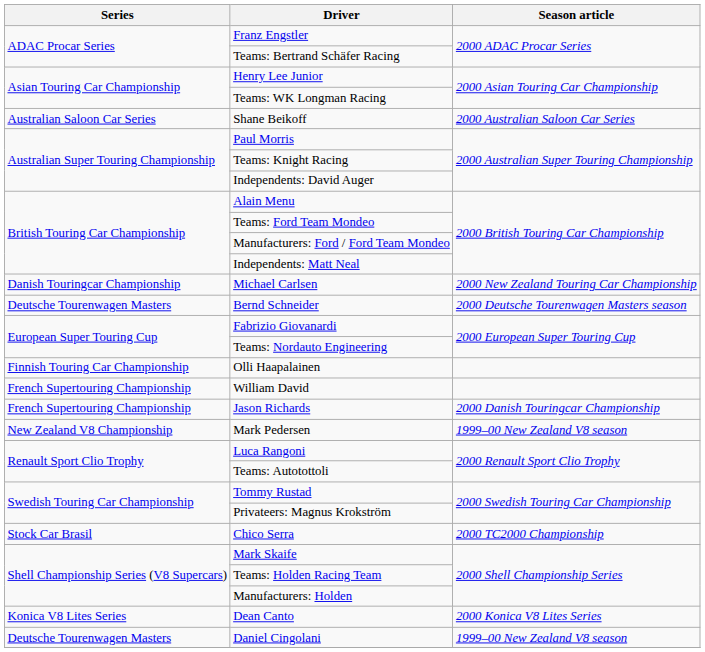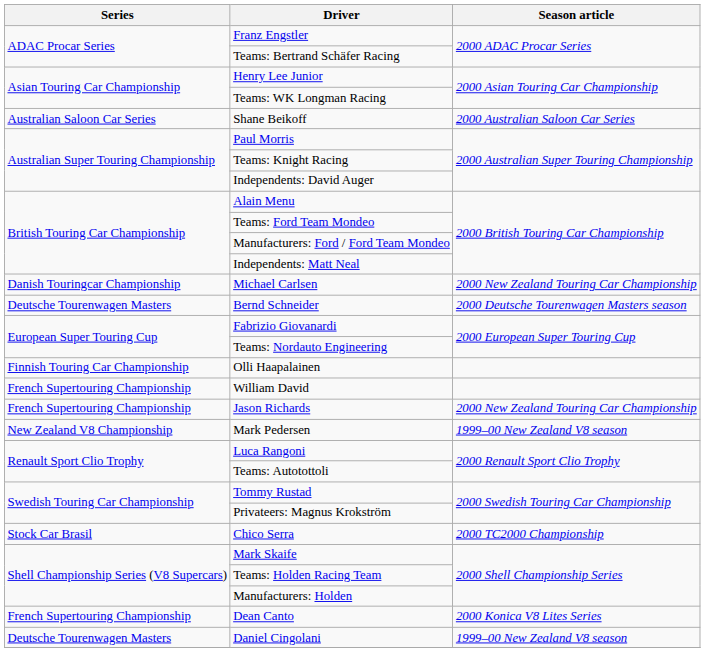(558, 409) 2000 Danish Touringcar Championship -> (576, 409) 2000 New Zealand Touring Car Championship
(67, 616) Konica V8 Lites Series -> (99, 616) French Supertouring Championship
